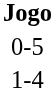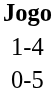rows swapped: (27, 80) <-> (27, 46)
